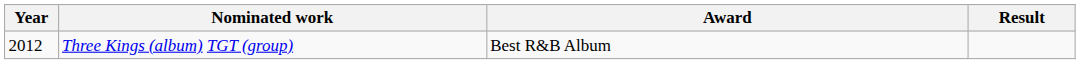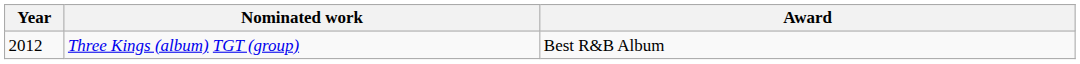- column: (1022, 17)
